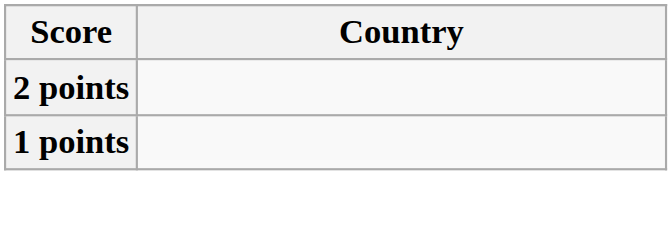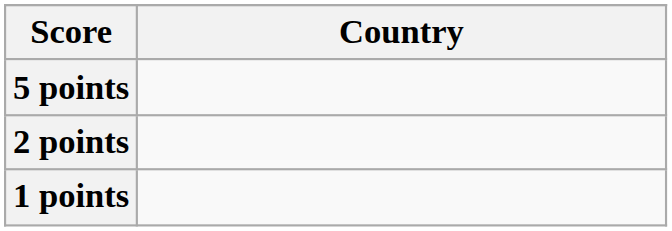+ row: (71, 86)
